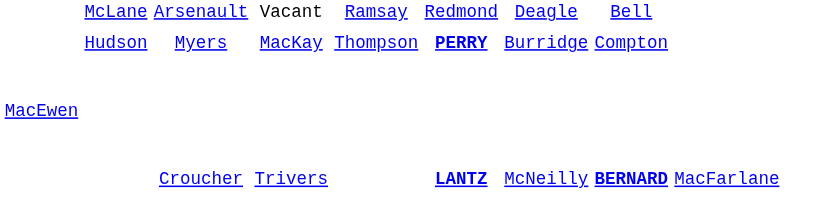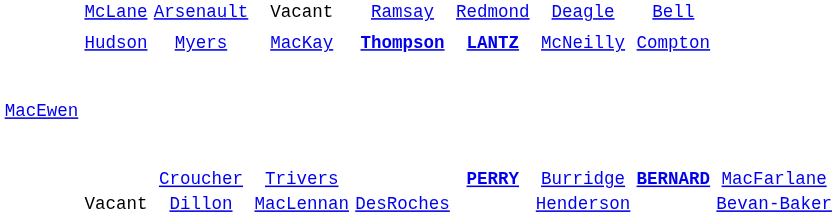(376, 43) normal -> (403, 43) bold
(461, 43) PERRY -> (493, 43) LANTZ
(546, 43) Burridge -> (583, 43) McNeilly
(461, 179) LANTZ -> (493, 179) PERRY
(546, 179) McNeilly -> (583, 179) Burridge
+ row: (41, 204)
